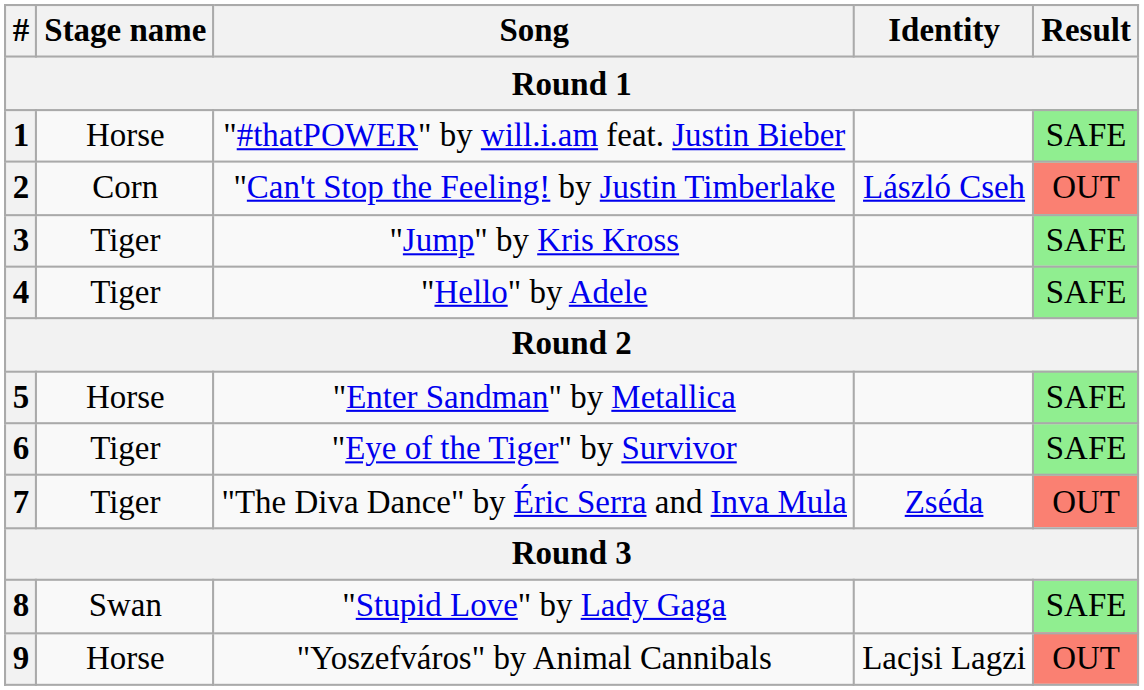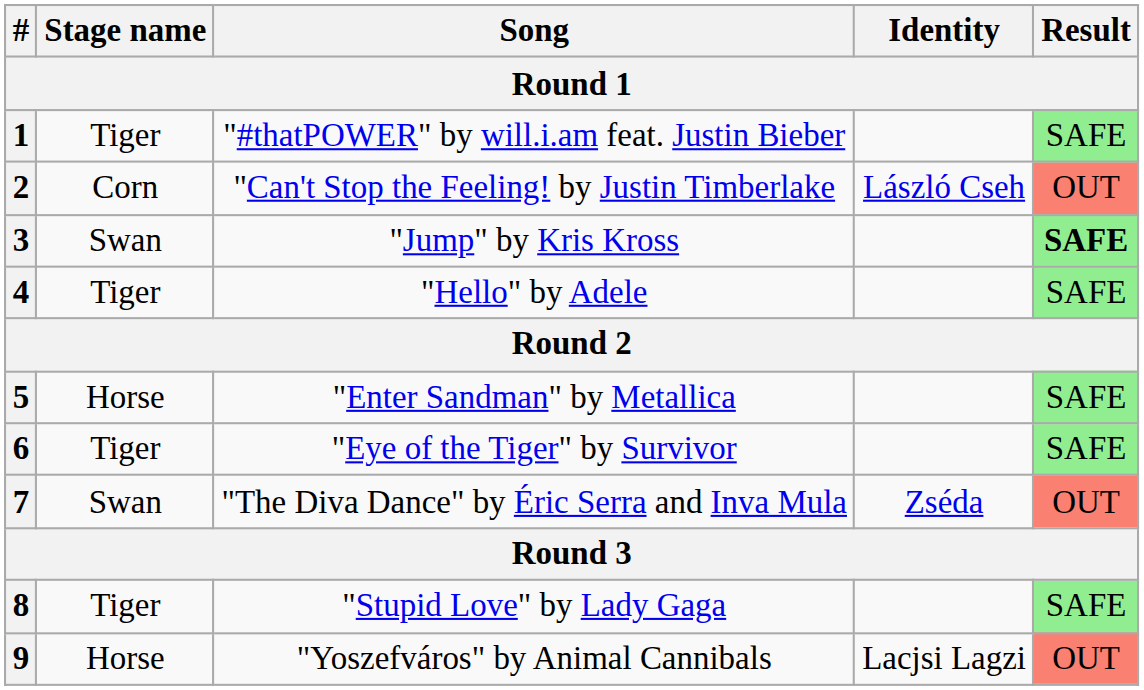(125, 135) Horse -> (125, 135) Tiger
(125, 239) Tiger -> (125, 239) Swan
(1086, 239) normal -> (1086, 239) bold
(125, 501) Tiger -> (125, 501) Swan
(125, 605) Swan -> (125, 605) Tiger
